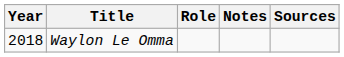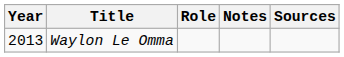(26, 40) 2018 -> (26, 40) 2013
